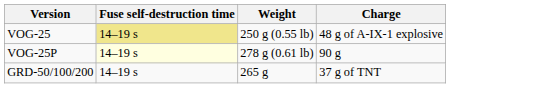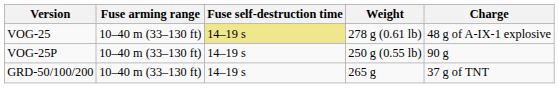+ column: (150, 14)
(277, 33) 250 g (0.55 lb) -> (385, 33) 278 g (0.61 lb)
(118, 53) lightyellow background -> (226, 53) no background
(277, 53) 278 g (0.61 lb) -> (385, 53) 250 g (0.55 lb)
